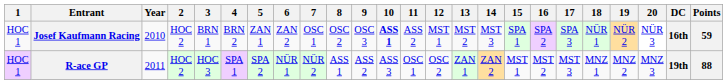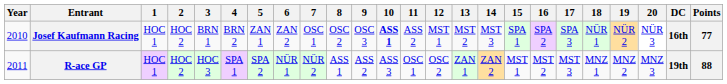columns swapped: (155, 12) <-> (18, 12)
(707, 35) 59 -> (707, 35) 77
